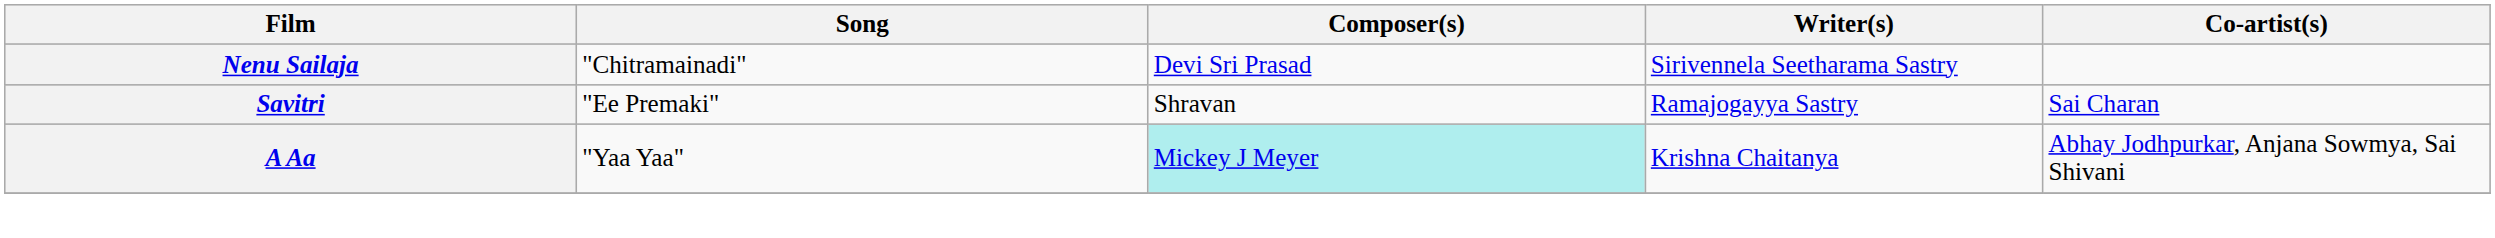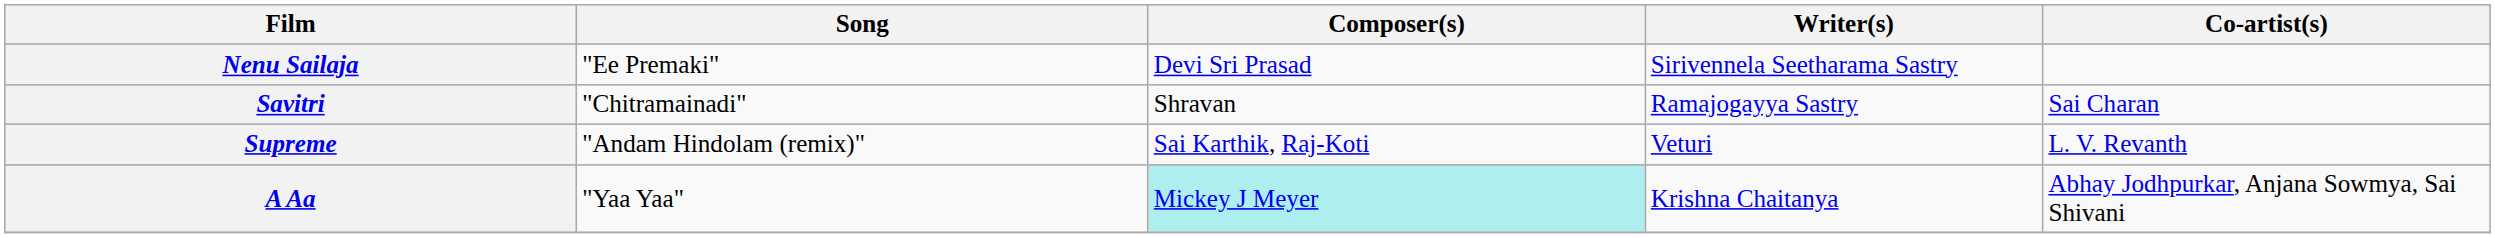(664, 64) "Chitramainadi" -> (651, 64) "Ee Premaki"
(651, 104) "Ee Premaki" -> (664, 104) "Chitramainadi"
+ row: (291, 143)
